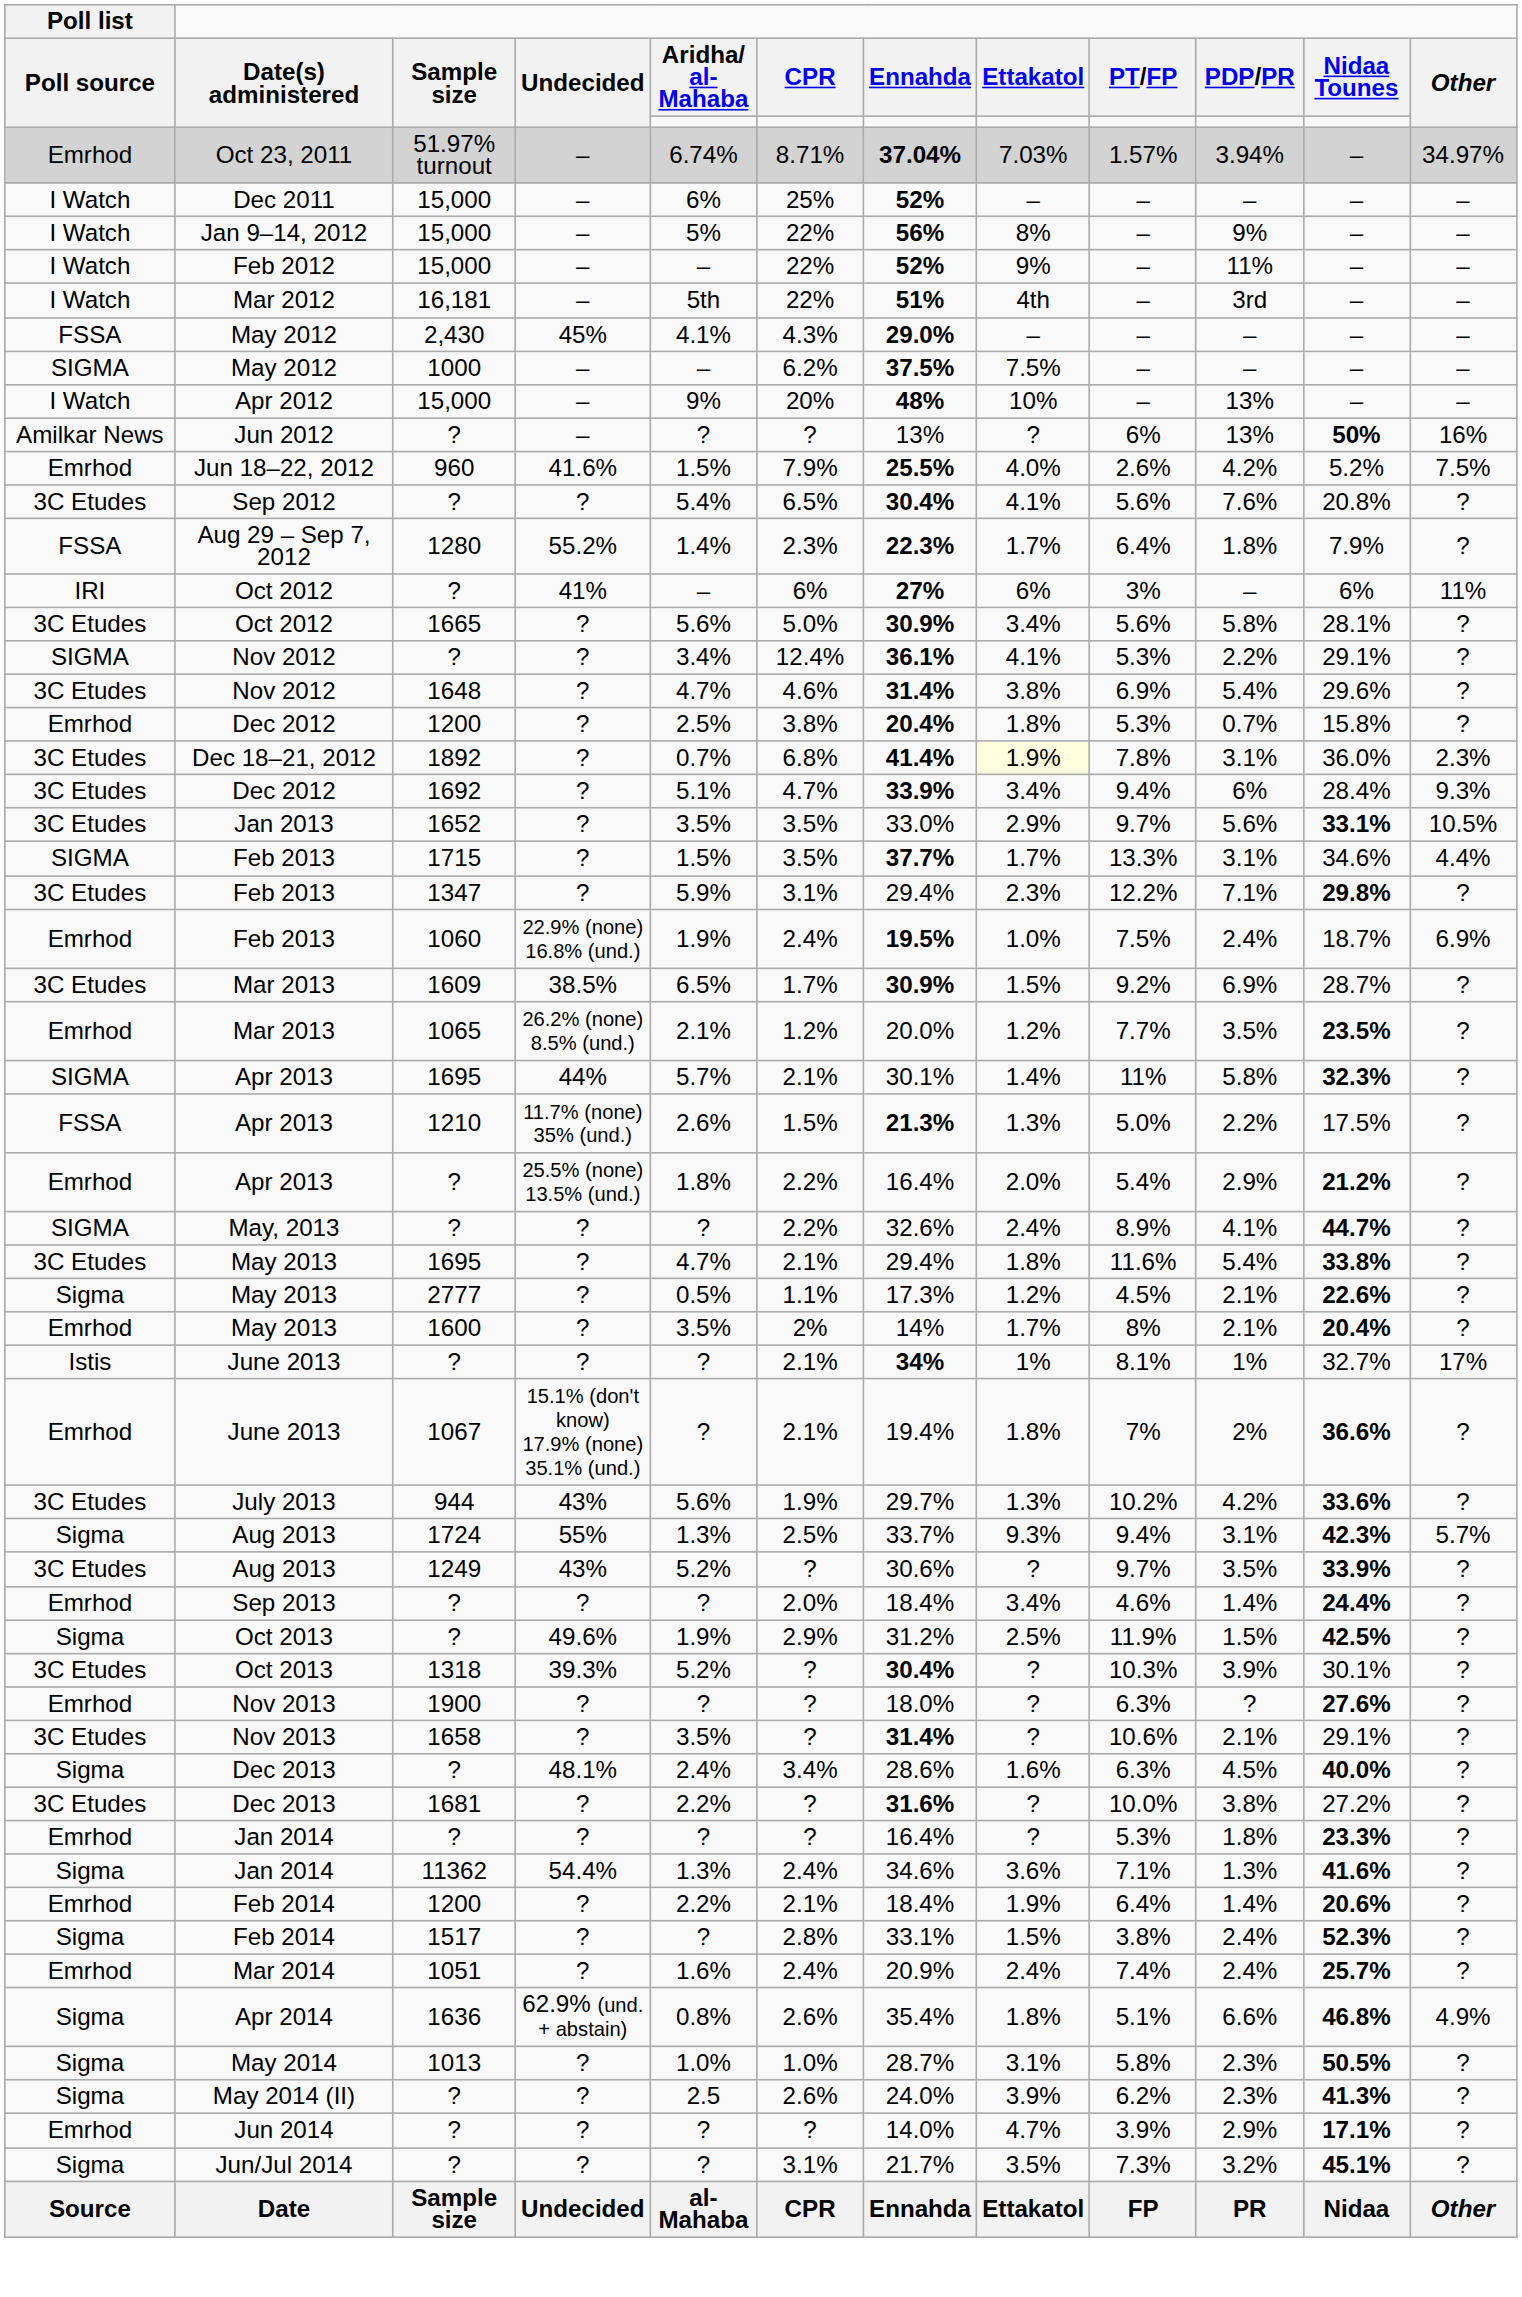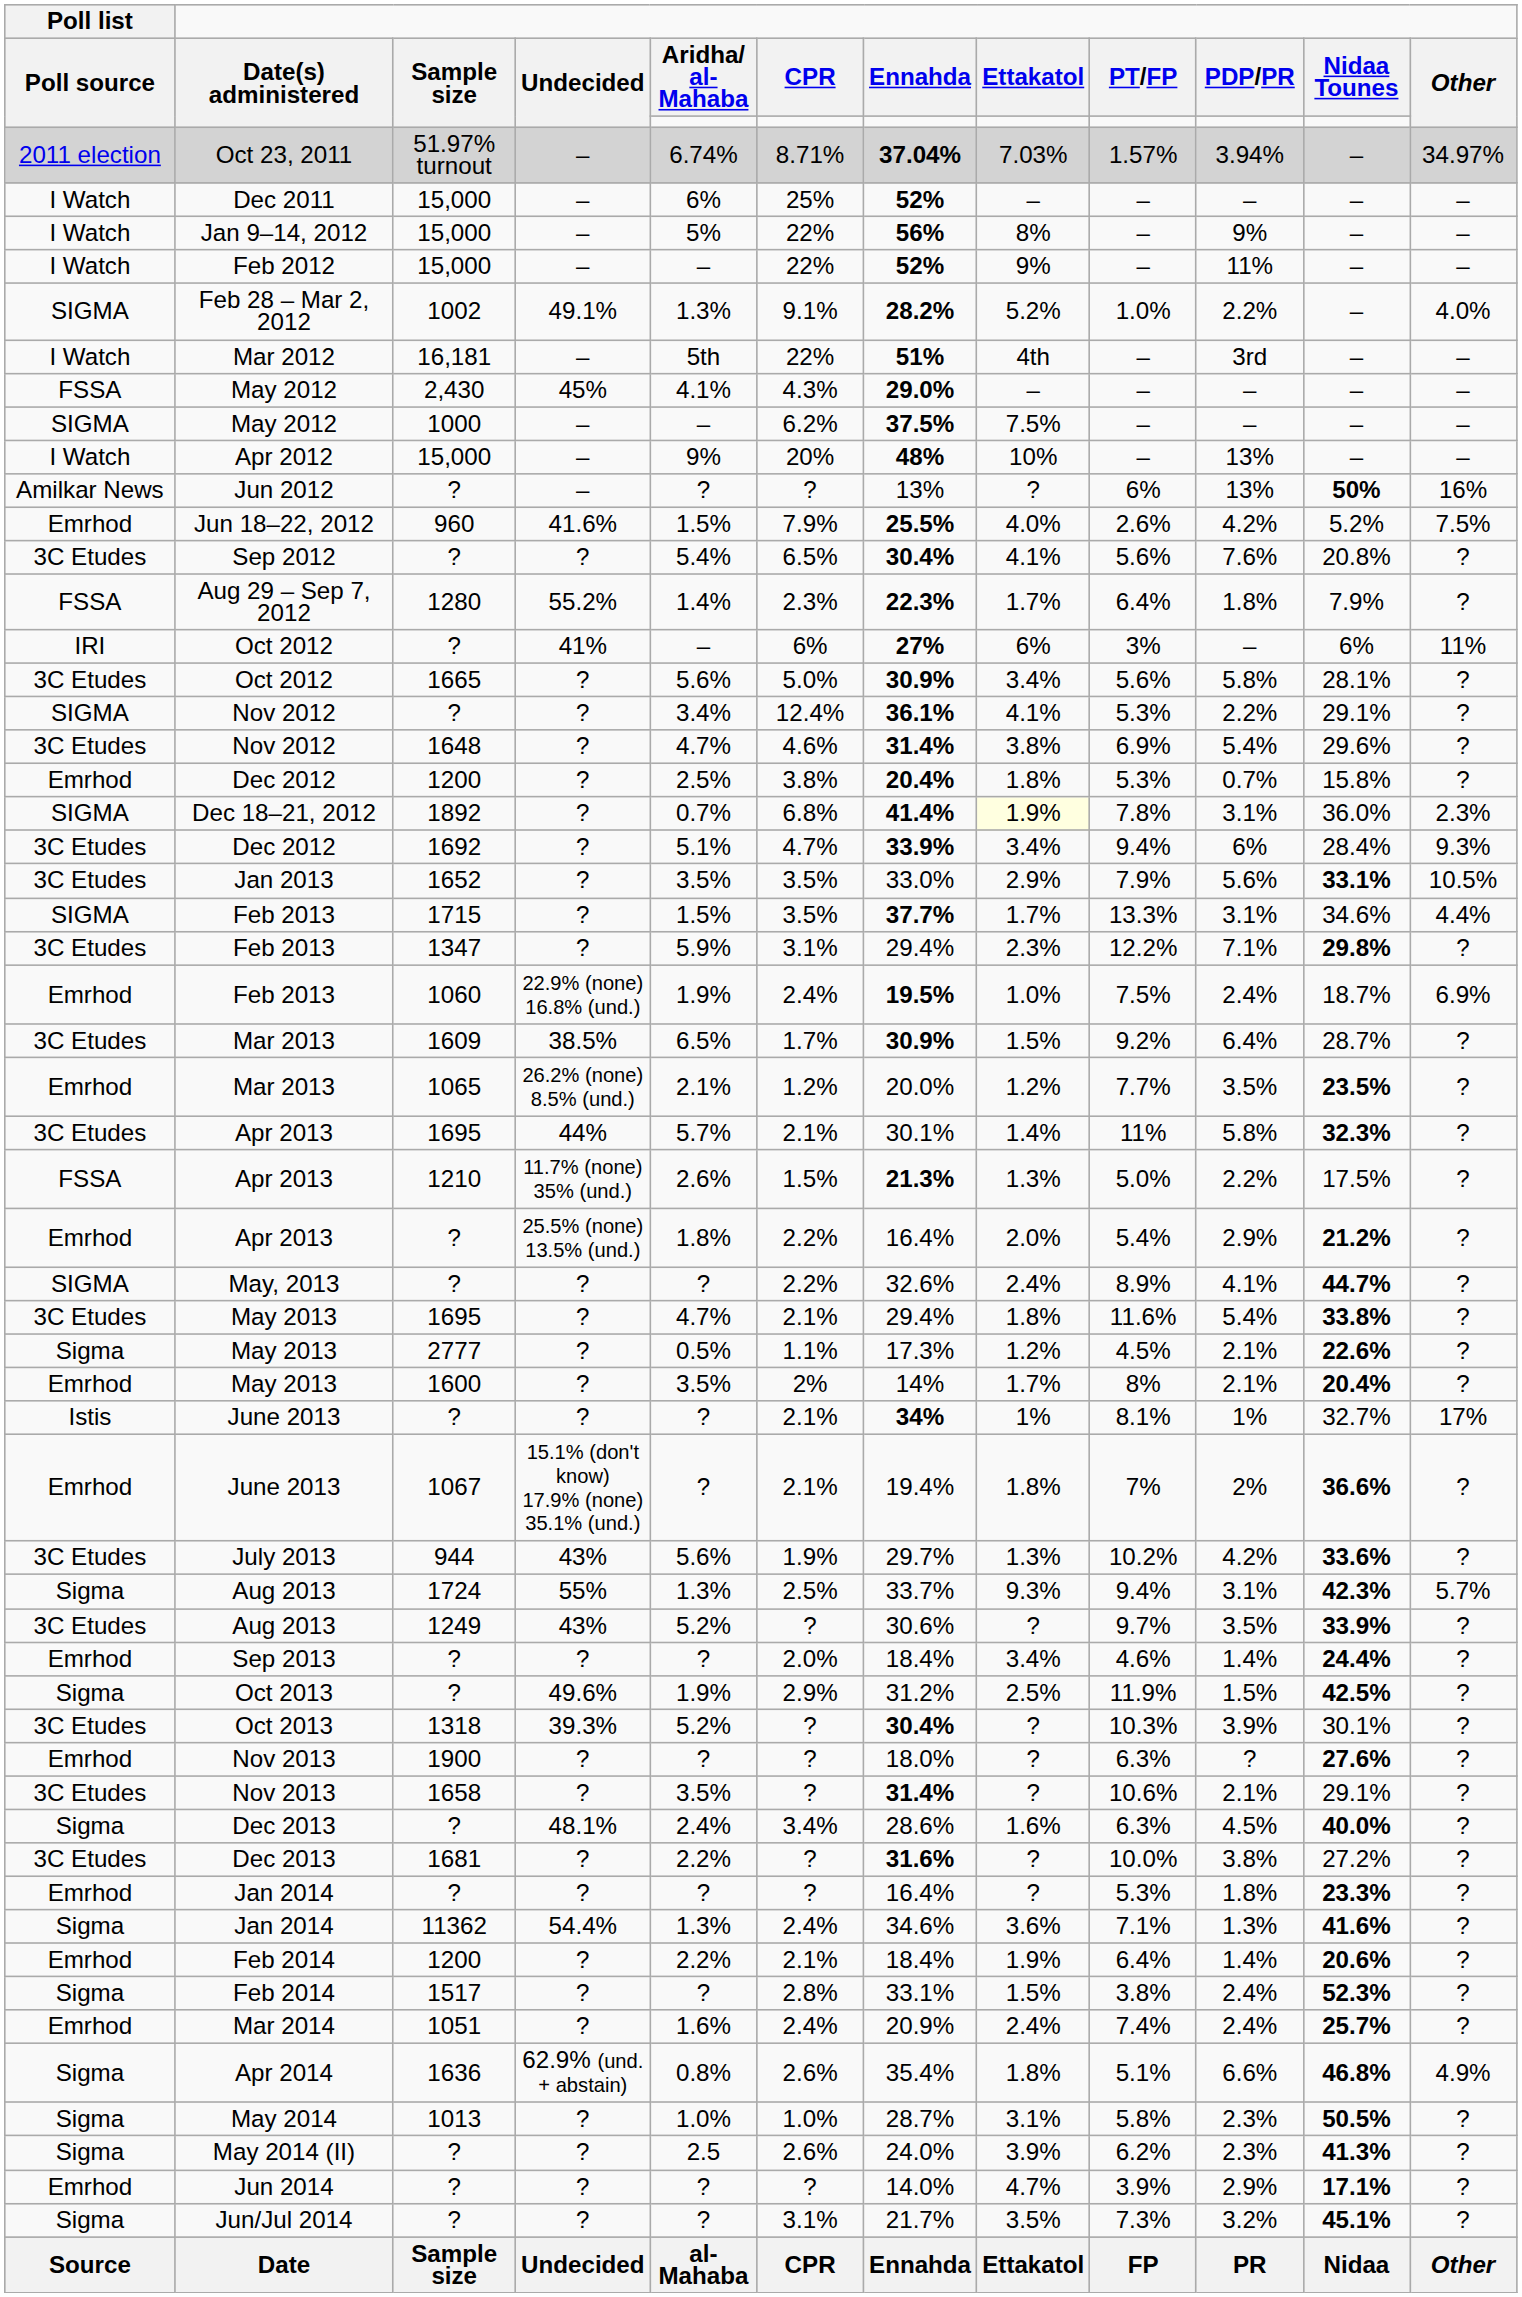(90, 155) Emrhod -> (90, 155) 2011 election
+ row: (284, 311)
(90, 757) 3C Etudes -> (90, 813) SIGMA
(1143, 824) 9.7% -> (1143, 880) 7.9%
(1250, 984) 6.9% -> (1250, 1040) 6.4%
(90, 1076) SIGMA -> (90, 1132) 3C Etudes
